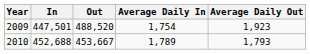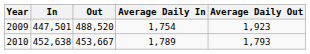(52, 41) 452,688 -> (52, 41) 452,638
